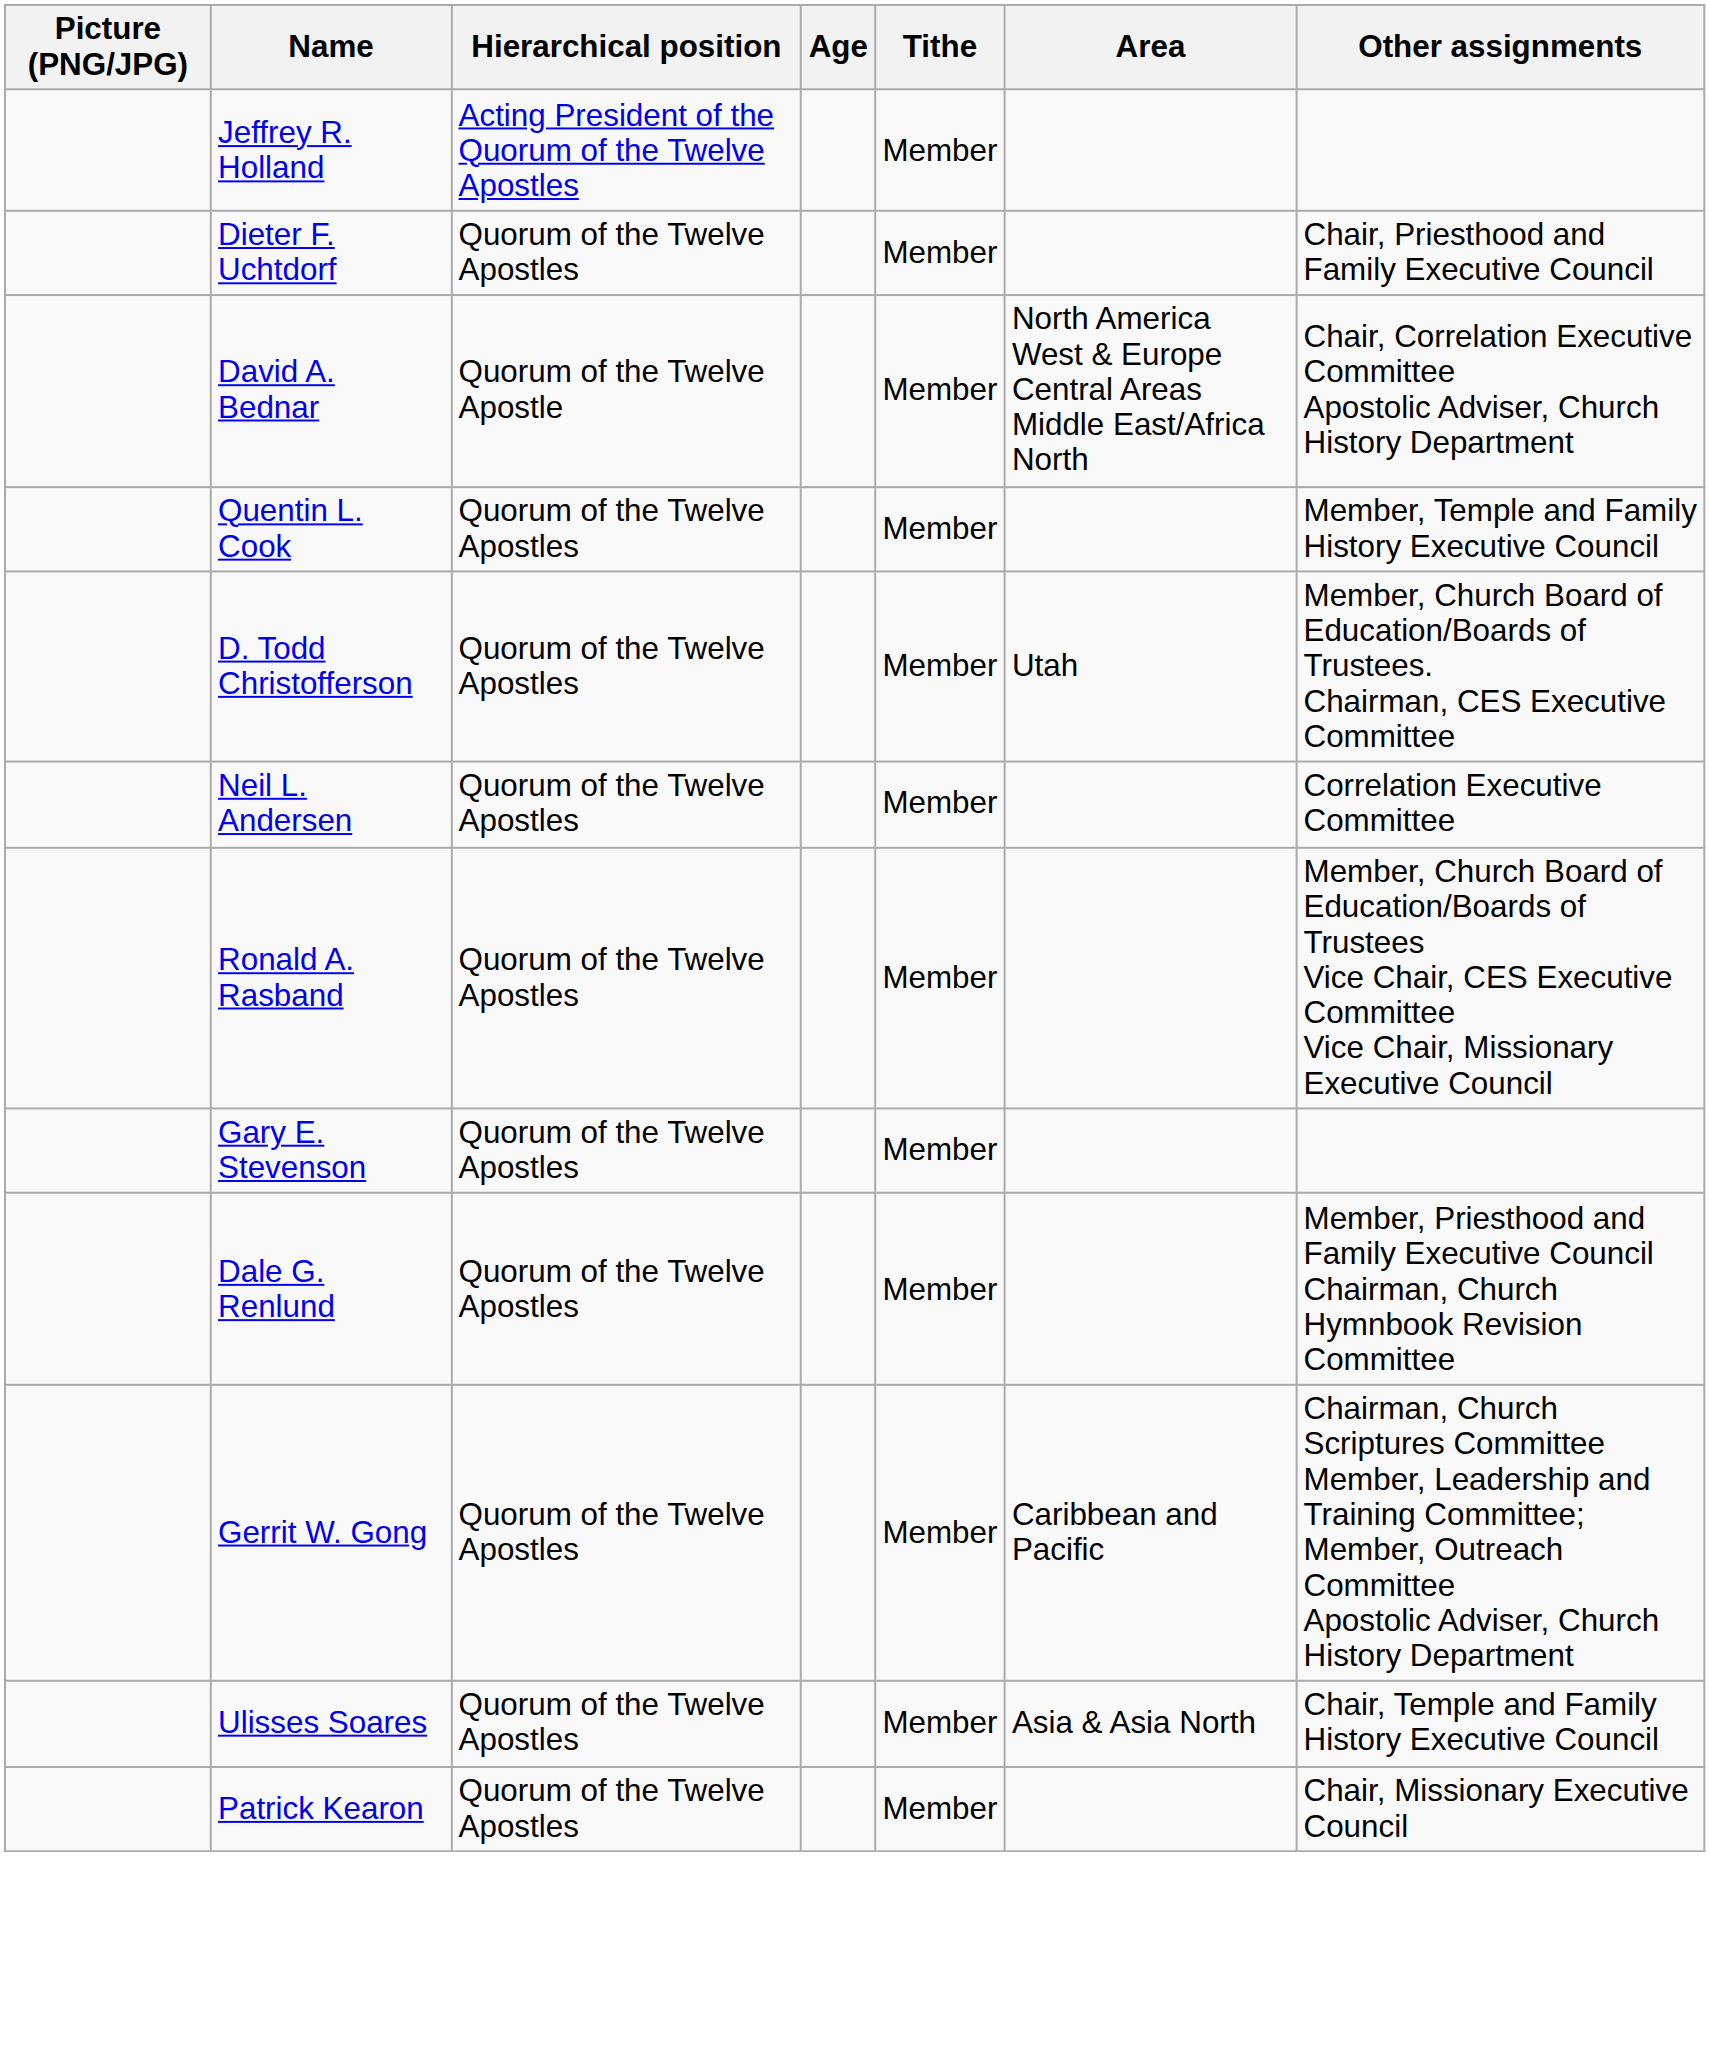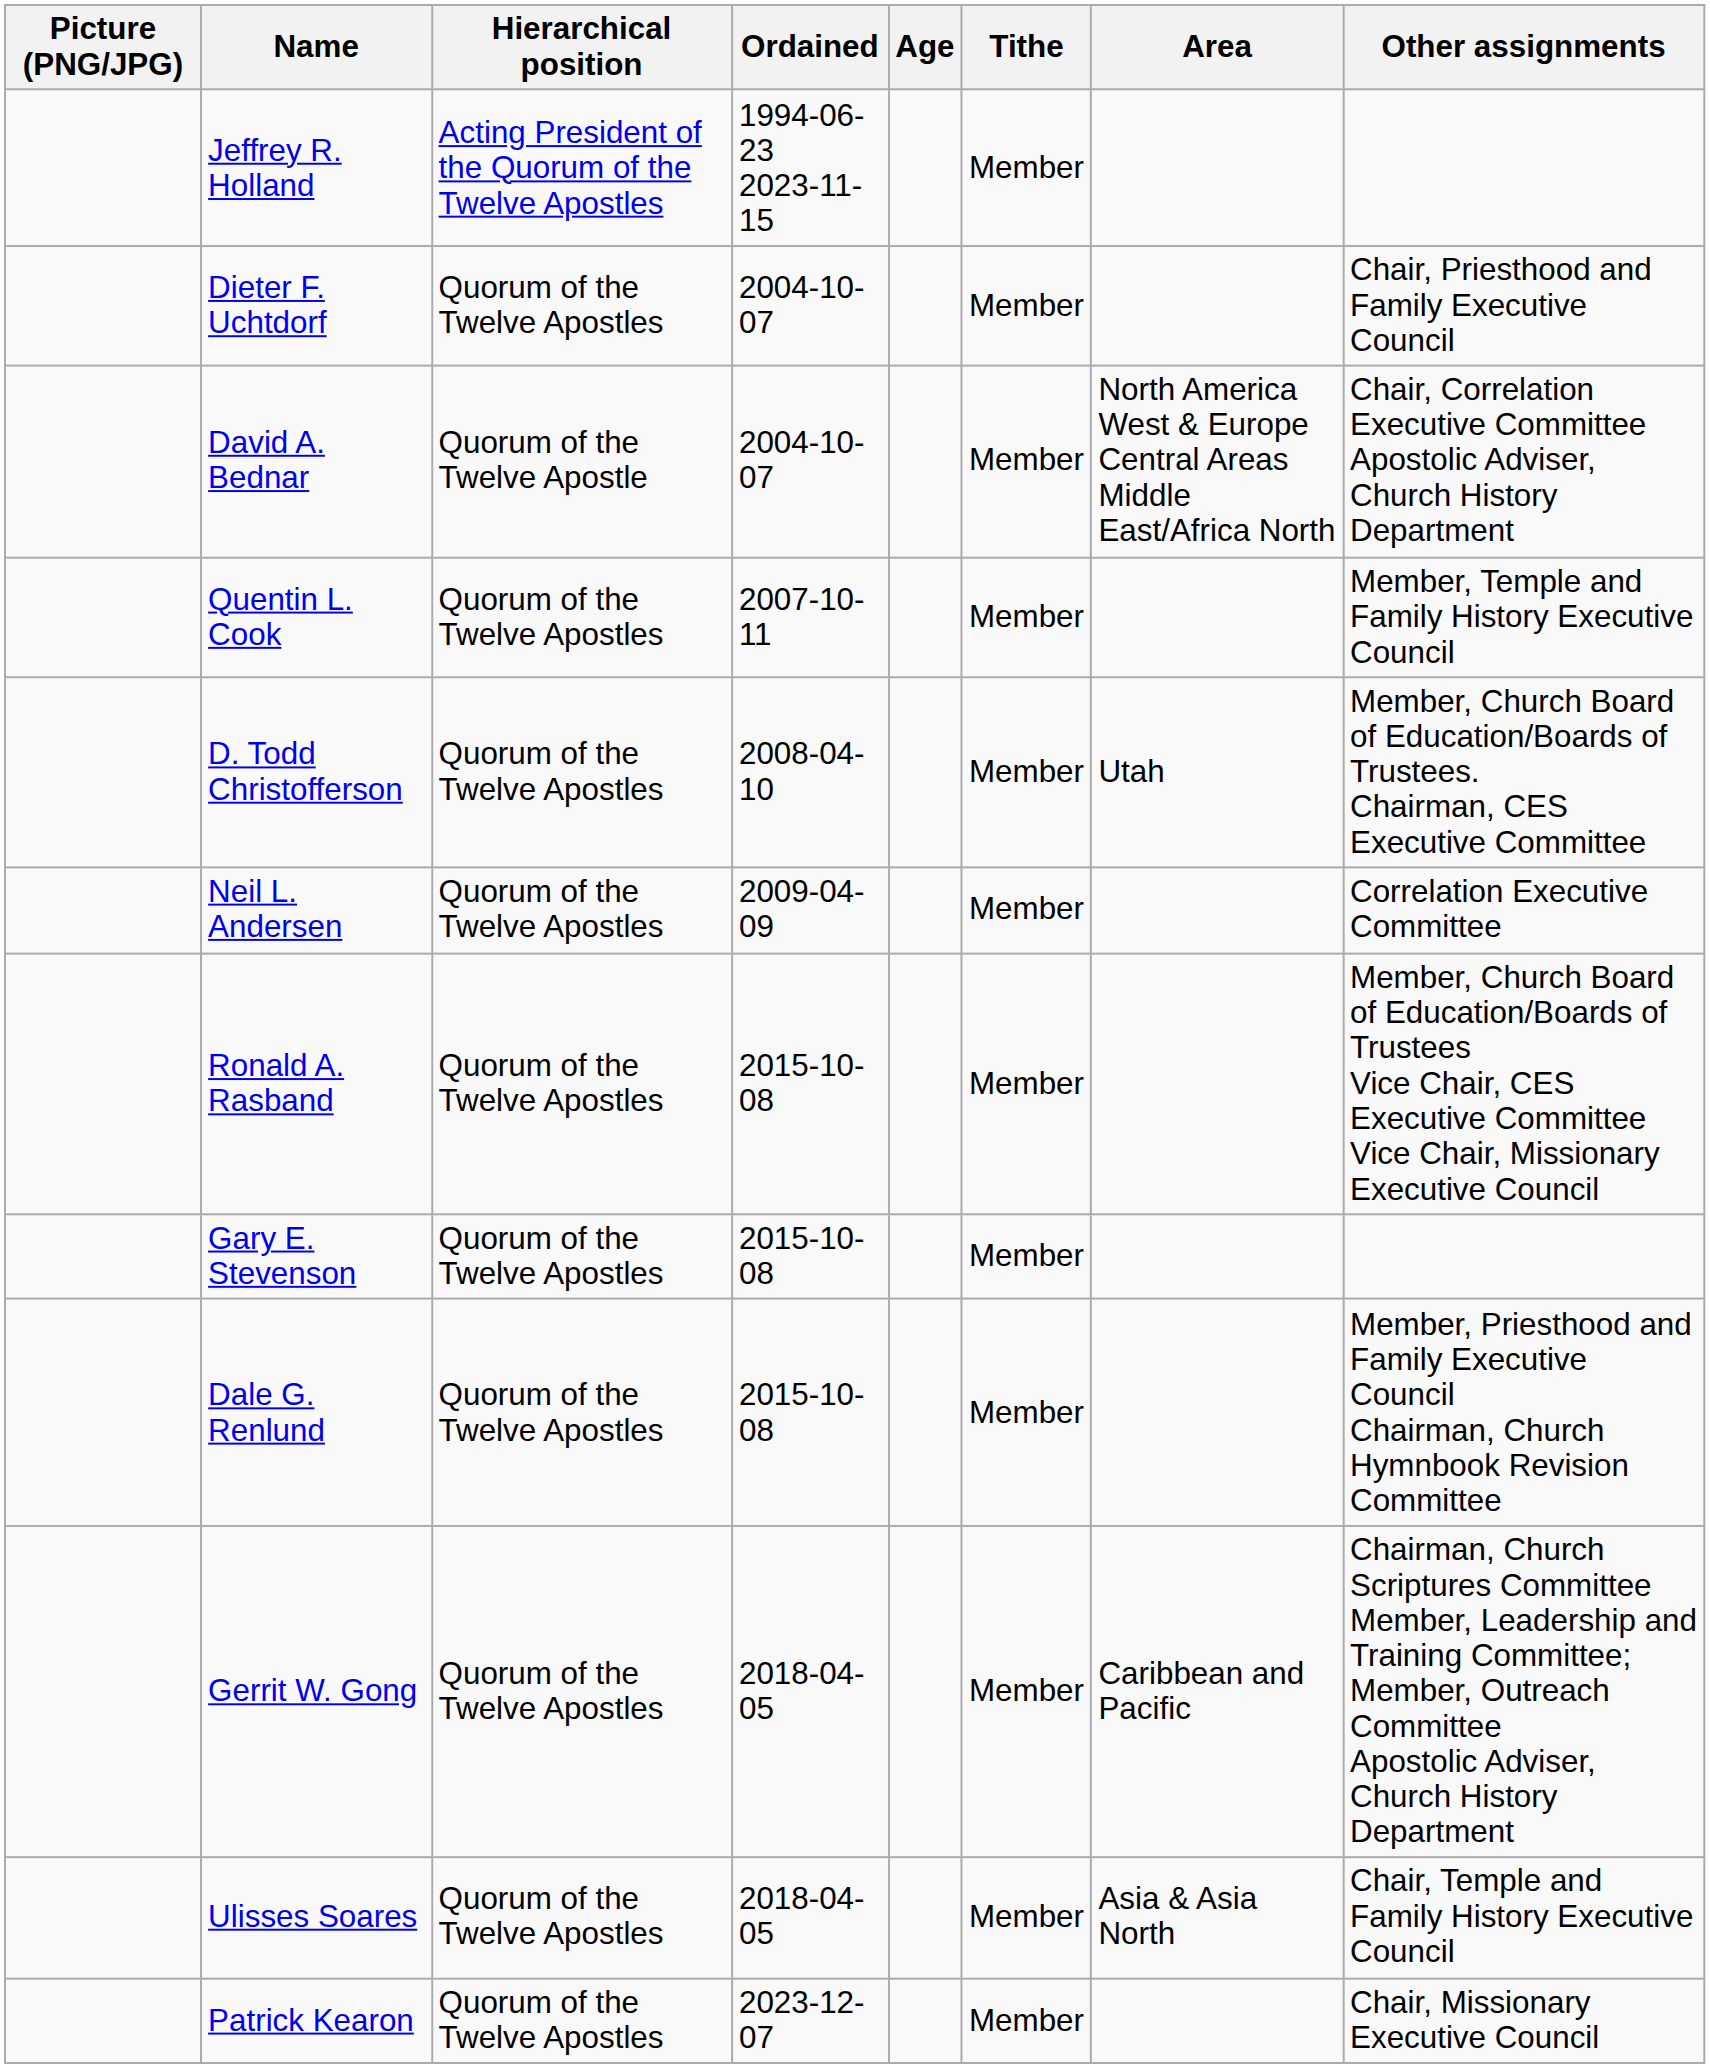+ column: (810, 47)
